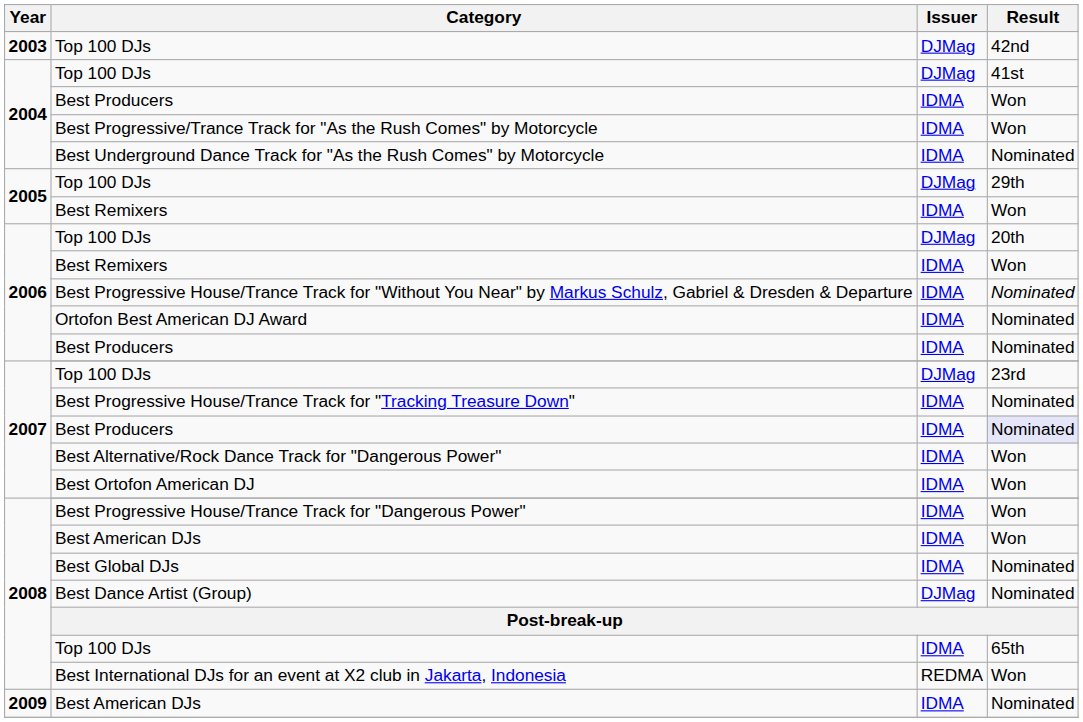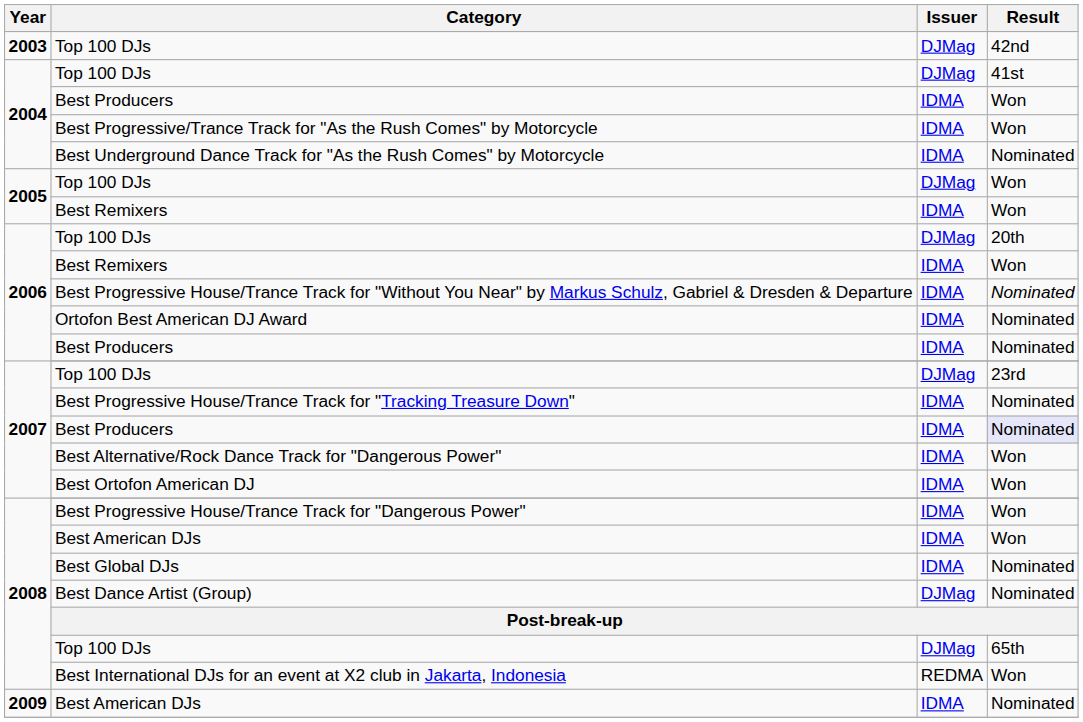(1008, 182) 29th -> (1009, 182) Won
(942, 648) IDMA -> (948, 648) DJMag
